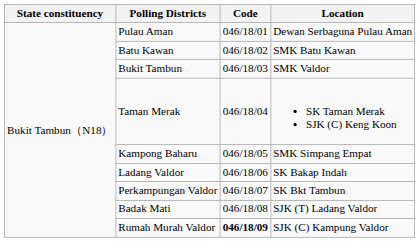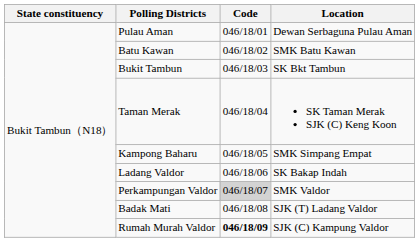(301, 68) SMK Valdor -> (309, 68) SK Bkt Tambun
(245, 190) no background -> (245, 190) lightgrey background
(309, 190) SK Bkt Tambun -> (301, 190) SMK Valdor
